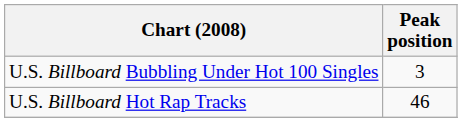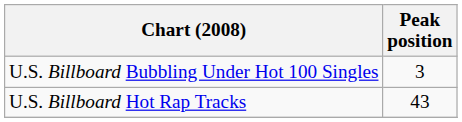(420, 102) 46 -> (420, 102) 43
